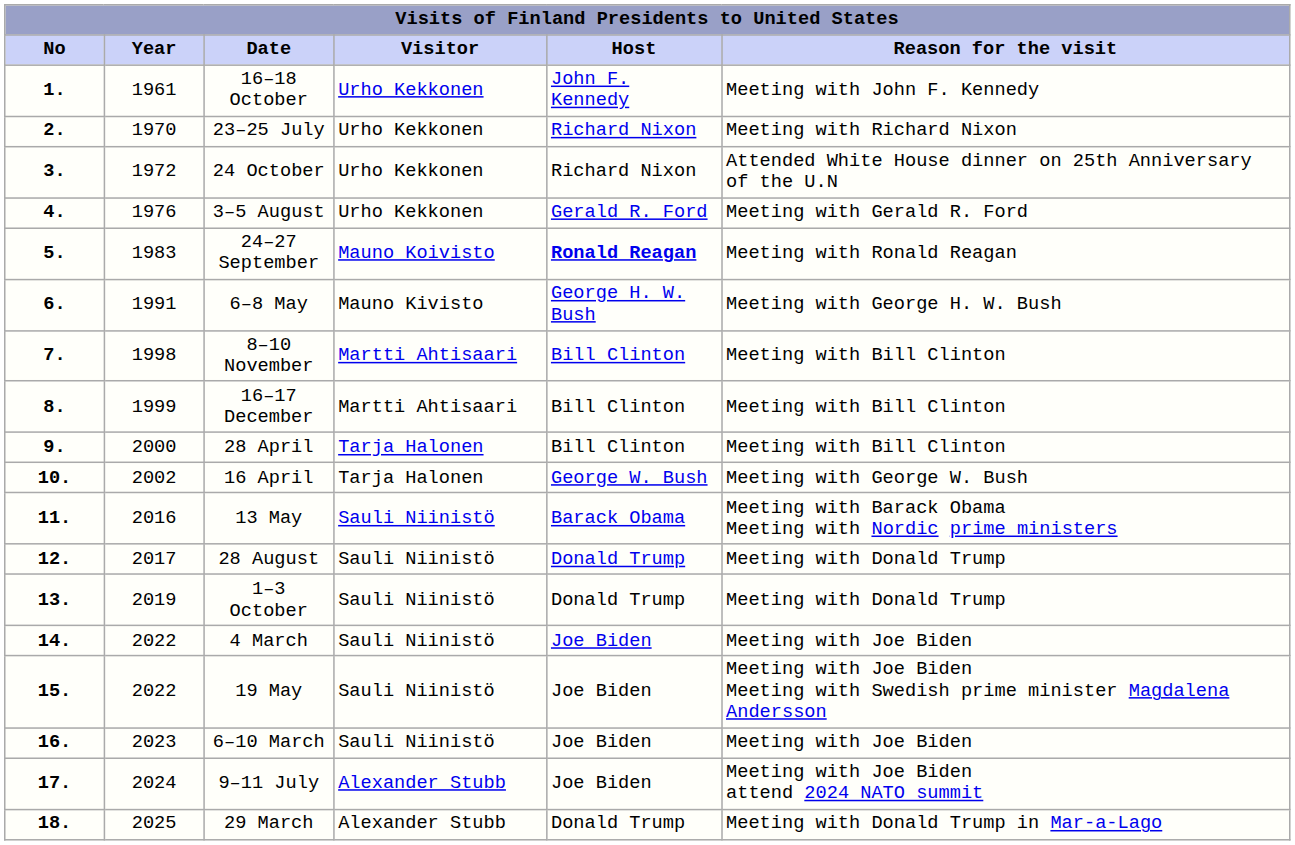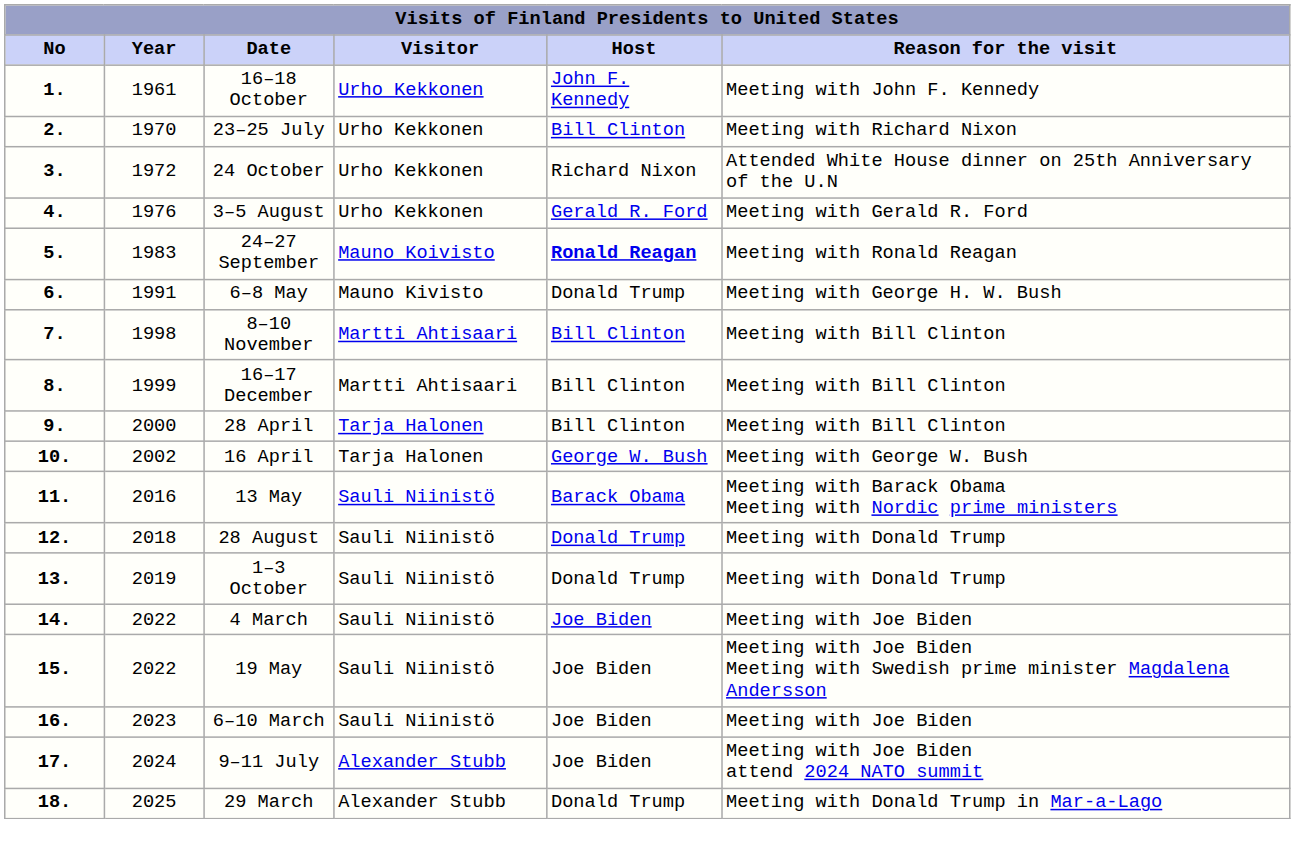(624, 132) Richard Nixon -> (618, 132) Bill Clinton
(618, 305) George H. W. Bush -> (618, 294) Donald Trump
(154, 560) 2017 -> (154, 538) 2018
